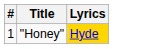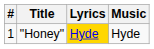+ column: (129, 14)
